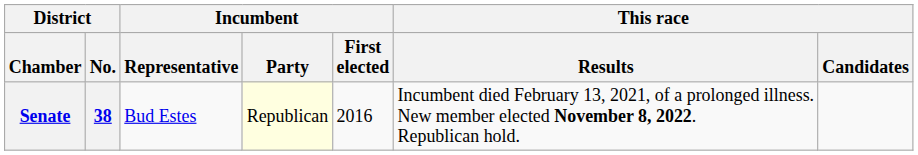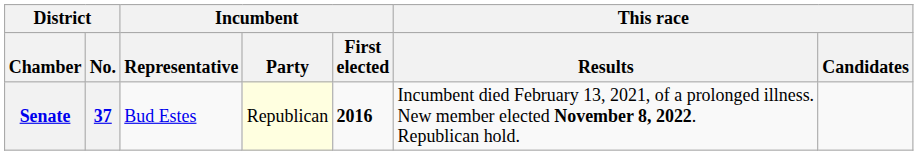(103, 115) 38 -> (103, 115) 37
(354, 115) normal -> (354, 115) bold
